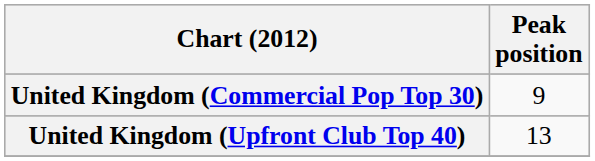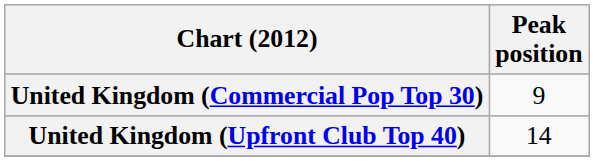(539, 135) 13 -> (539, 135) 14
